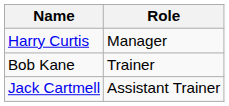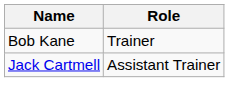- row: (49, 40)
